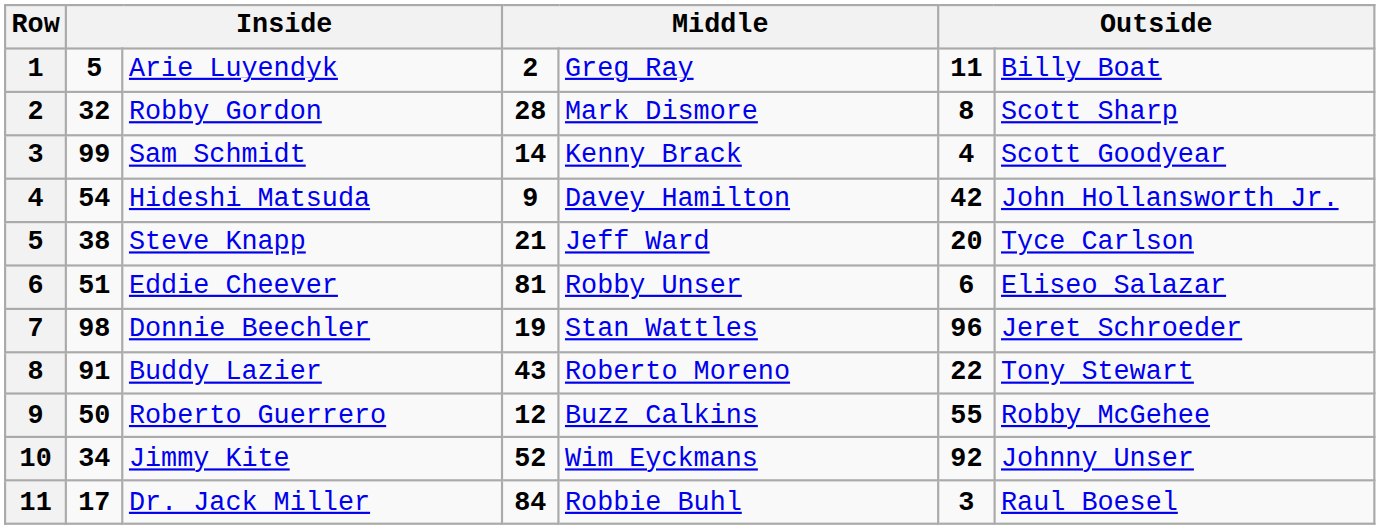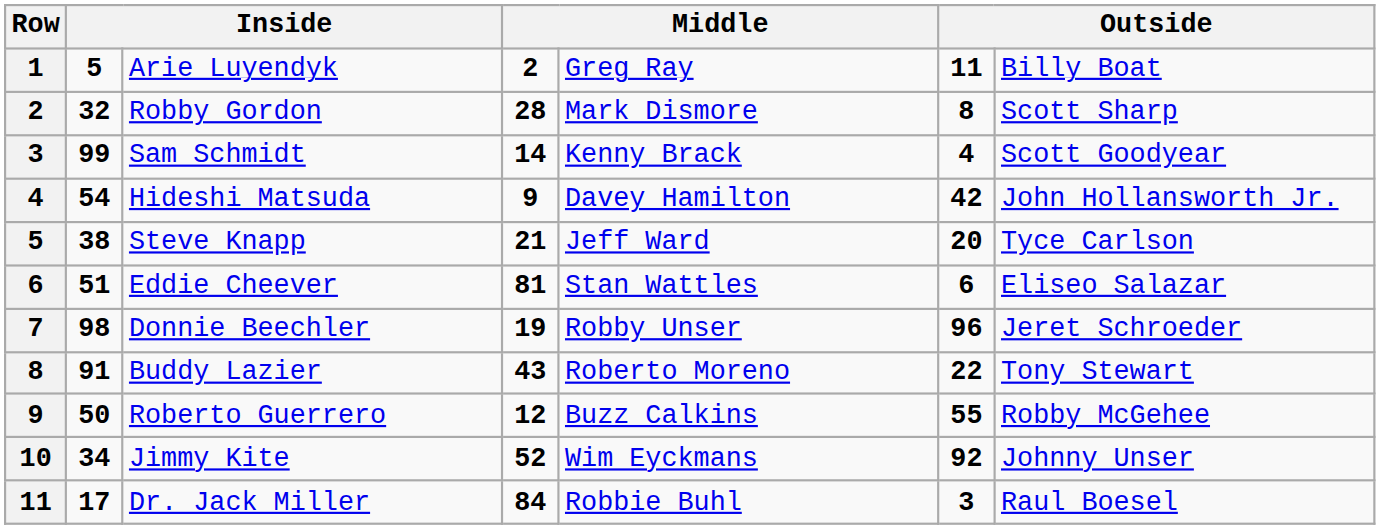(653, 287) Robby Unser -> (661, 287) Stan Wattles
(661, 330) Stan Wattles -> (653, 330) Robby Unser
